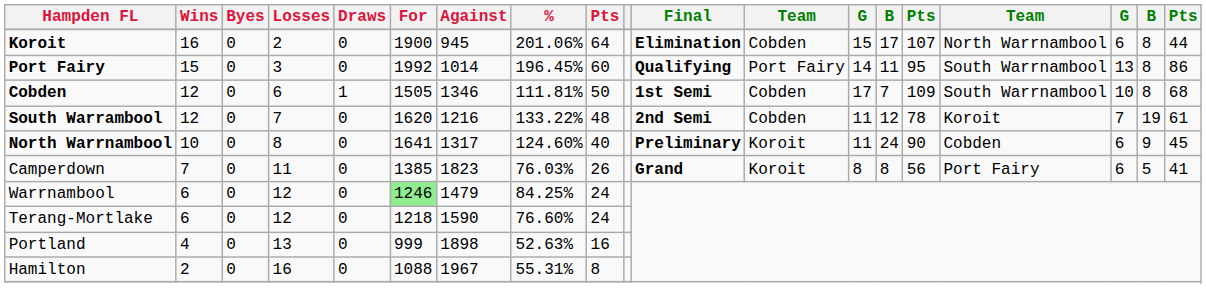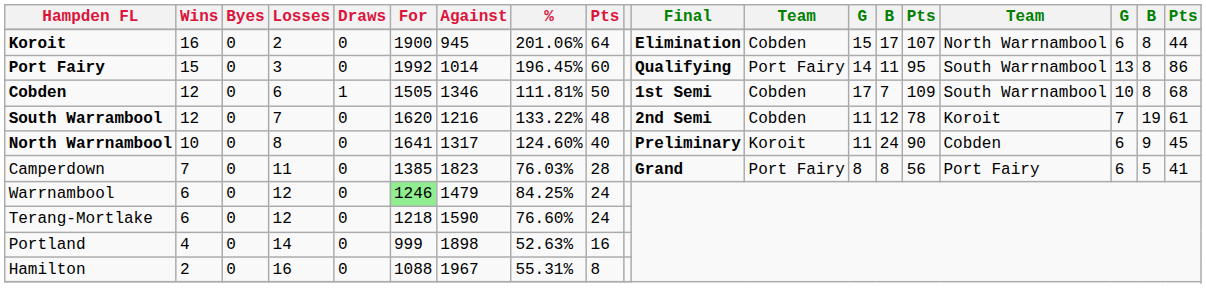(600, 169) 26 -> (600, 169) 28
(777, 169) Koroit -> (797, 169) Port Fairy
(282, 245) 13 -> (282, 245) 14
